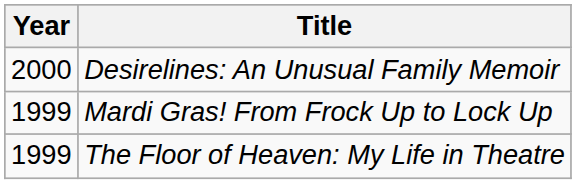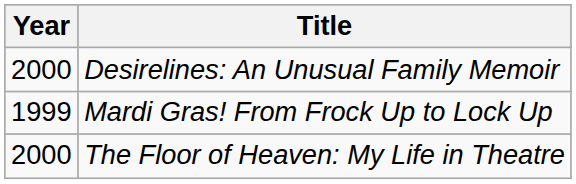(41, 155) 1999 -> (41, 155) 2000
